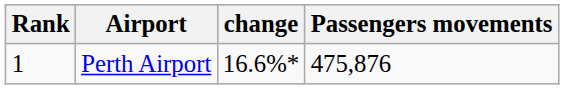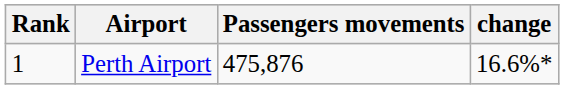columns swapped: (432, 24) <-> (261, 24)
